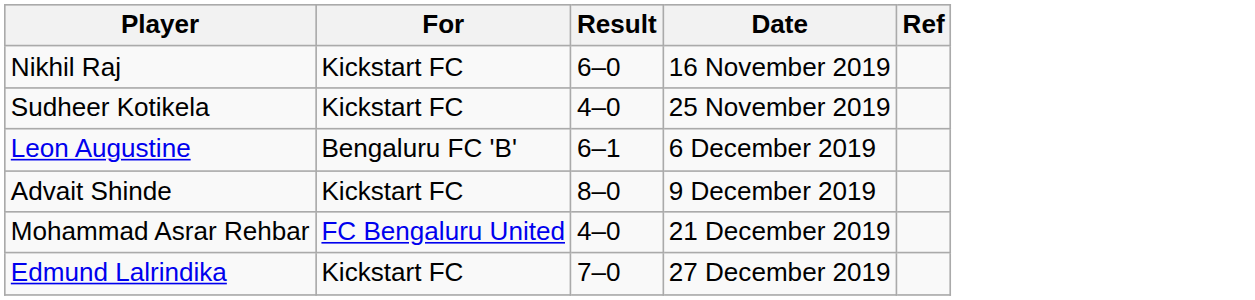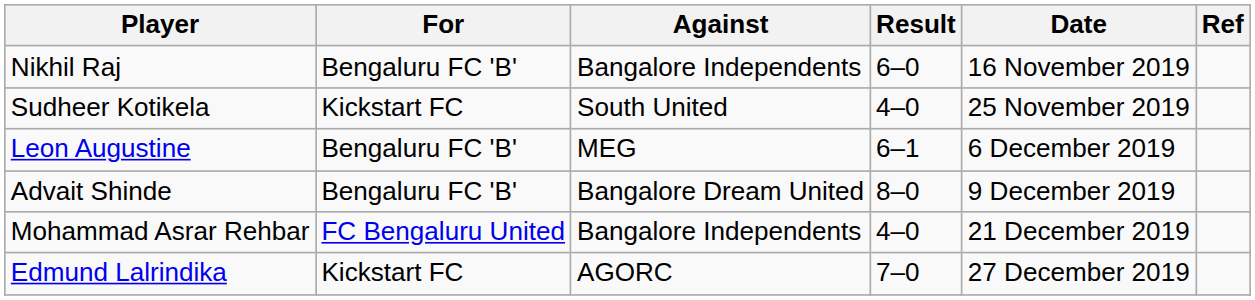+ column: (721, 25)
(392, 66) Kickstart FC -> (419, 66) Bengaluru FC 'B'
(392, 190) Kickstart FC -> (419, 190) Bengaluru FC 'B'
